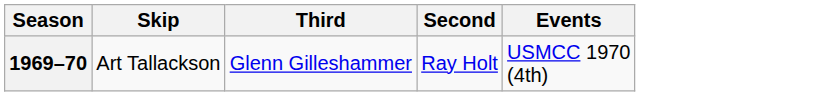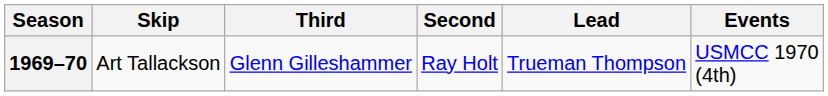+ column: (597, 20)
